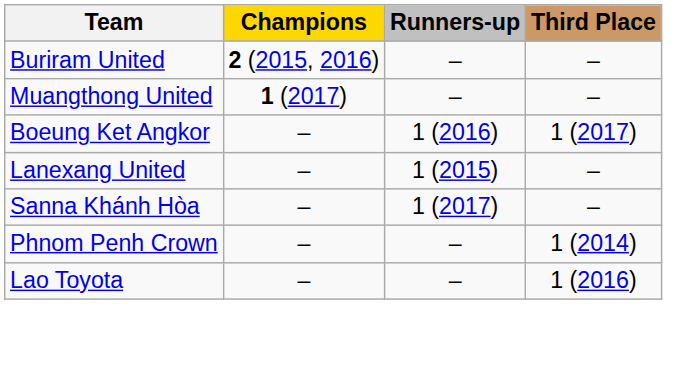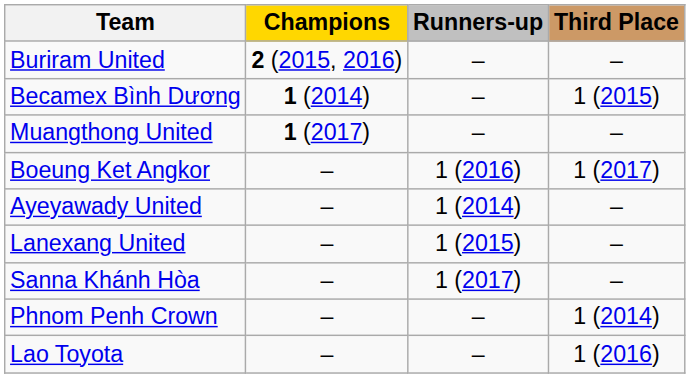+ row: (125, 96)
+ row: (106, 206)
